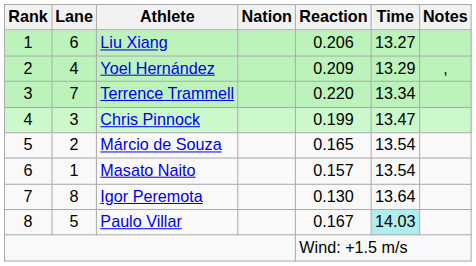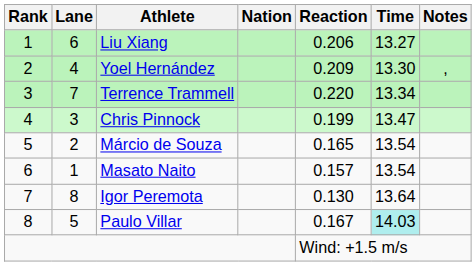(395, 68) 13.29 -> (395, 68) 13.30
